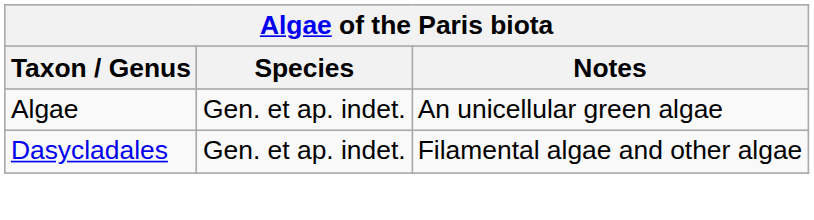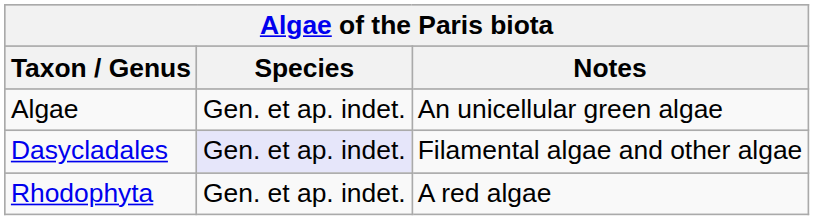(304, 151) no background -> (304, 151) lavender background
+ row: (82, 192)
